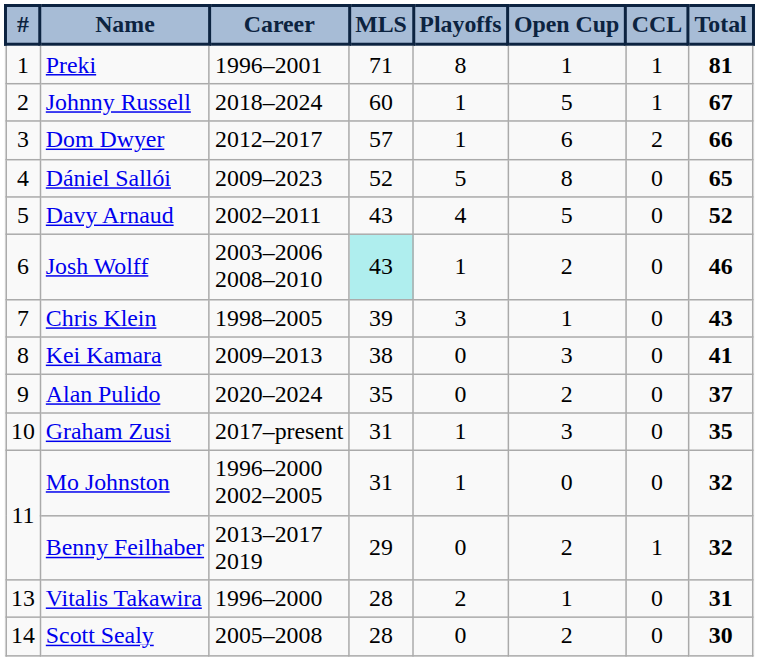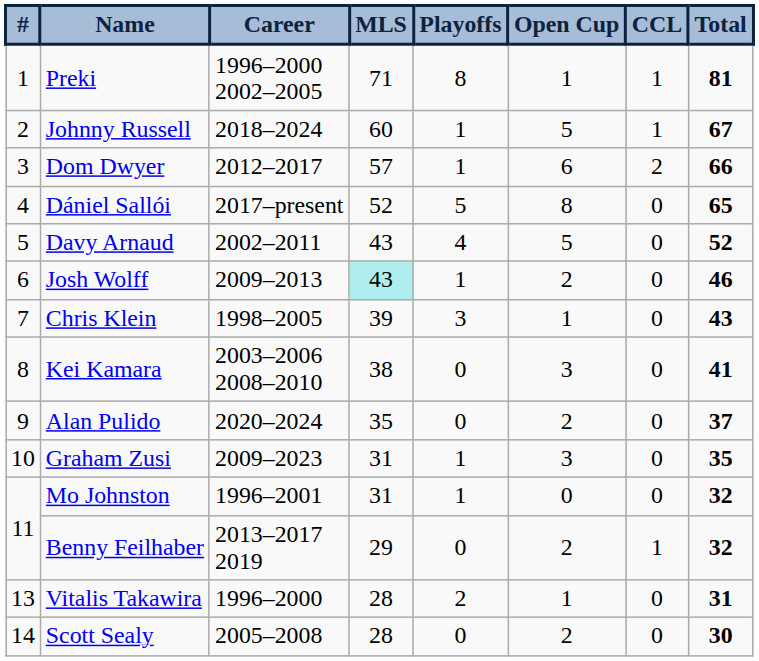(269, 64) 1996–2001 -> (269, 77) 1996–2000 2002–2005
(269, 177) 2009–2023 -> (279, 204) 2017–present
(269, 266) 2003–2006 2008–2010 -> (269, 280) 2009–2013
(269, 355) 2009–2013 -> (269, 369) 2003–2006 2008–2010
(279, 431) 2017–present -> (269, 458) 2009–2023
(269, 482) 1996–2000 2002–2005 -> (269, 495) 1996–2001
